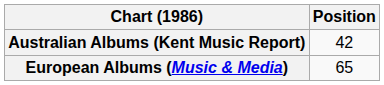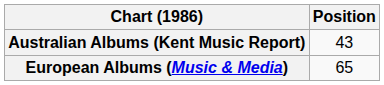(344, 42) 42 -> (344, 42) 43
